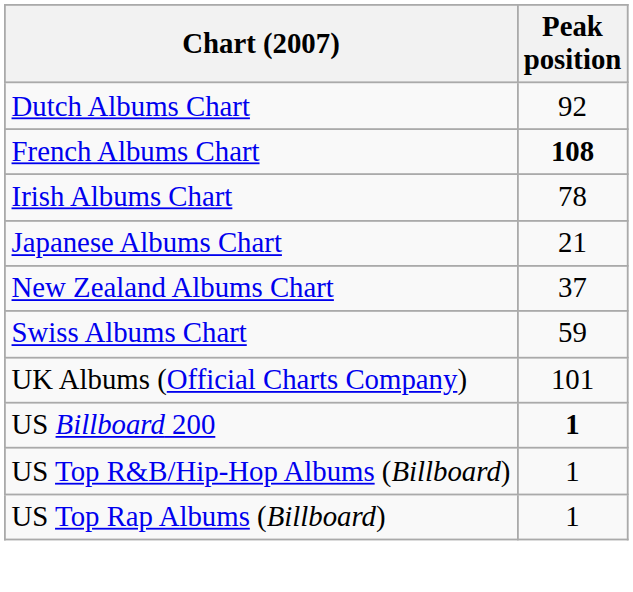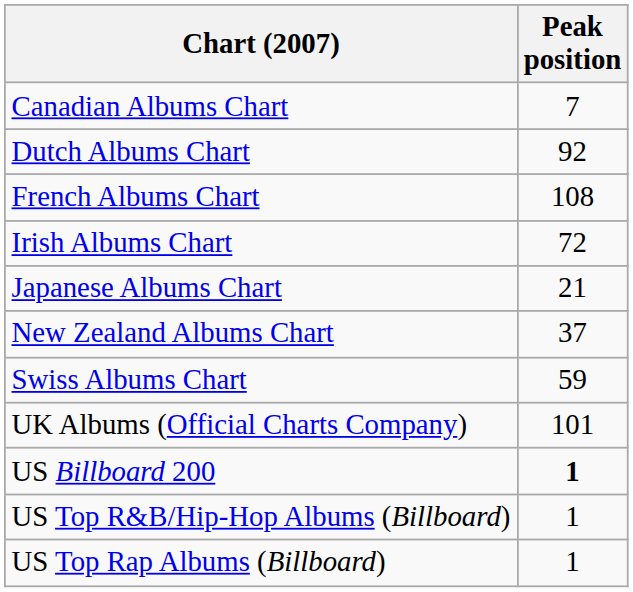+ row: (150, 105)
(572, 151) bold -> (572, 196) normal
(572, 196) 78 -> (572, 242) 72
